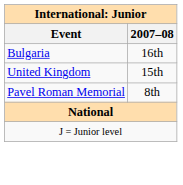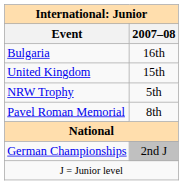+ row: (40, 92)
+ row: (67, 151)
